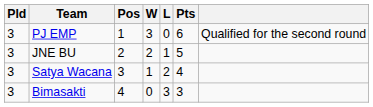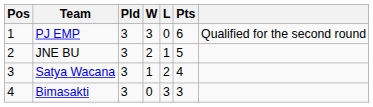columns swapped: (129, 14) <-> (17, 14)
